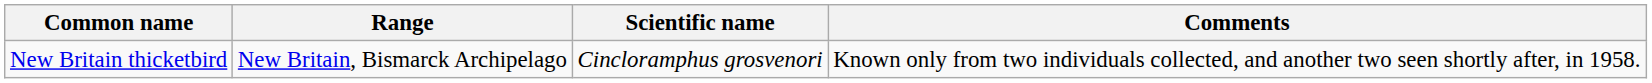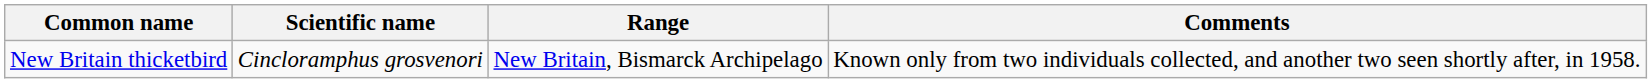columns swapped: (700, 22) <-> (402, 22)
